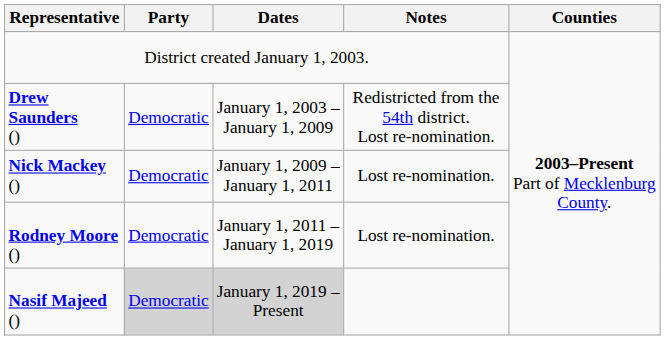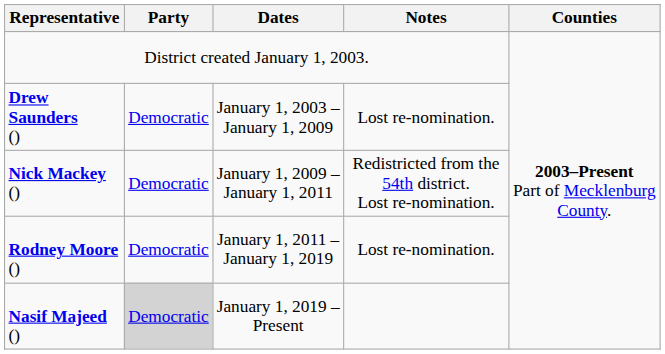(426, 116) Redistricted from the 54th district. Lost re-nomination. -> (426, 116) Lost re-nomination.
(426, 175) Lost re-nomination. -> (426, 183) Redistricted from the 54th district. Lost re-nomination.
(278, 301) lightgrey background -> (278, 315) no background
